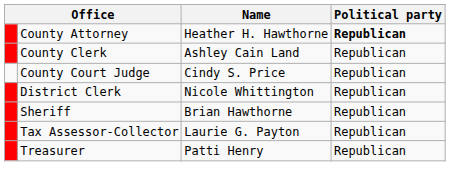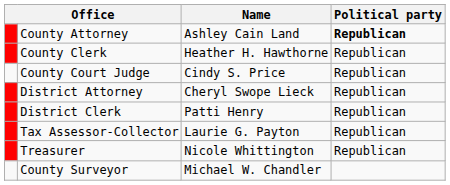(256, 34) Heather H. Hawthorne -> (242, 34) Ashley Cain Land
(242, 53) Ashley Cain Land -> (256, 53) Heather H. Hawthorne
+ row: (81, 92)
(249, 92) Nicole Whittington -> (224, 112) Patti Henry
- row: (45, 112)
(224, 151) Patti Henry -> (249, 151) Nicole Whittington
+ row: (74, 170)
